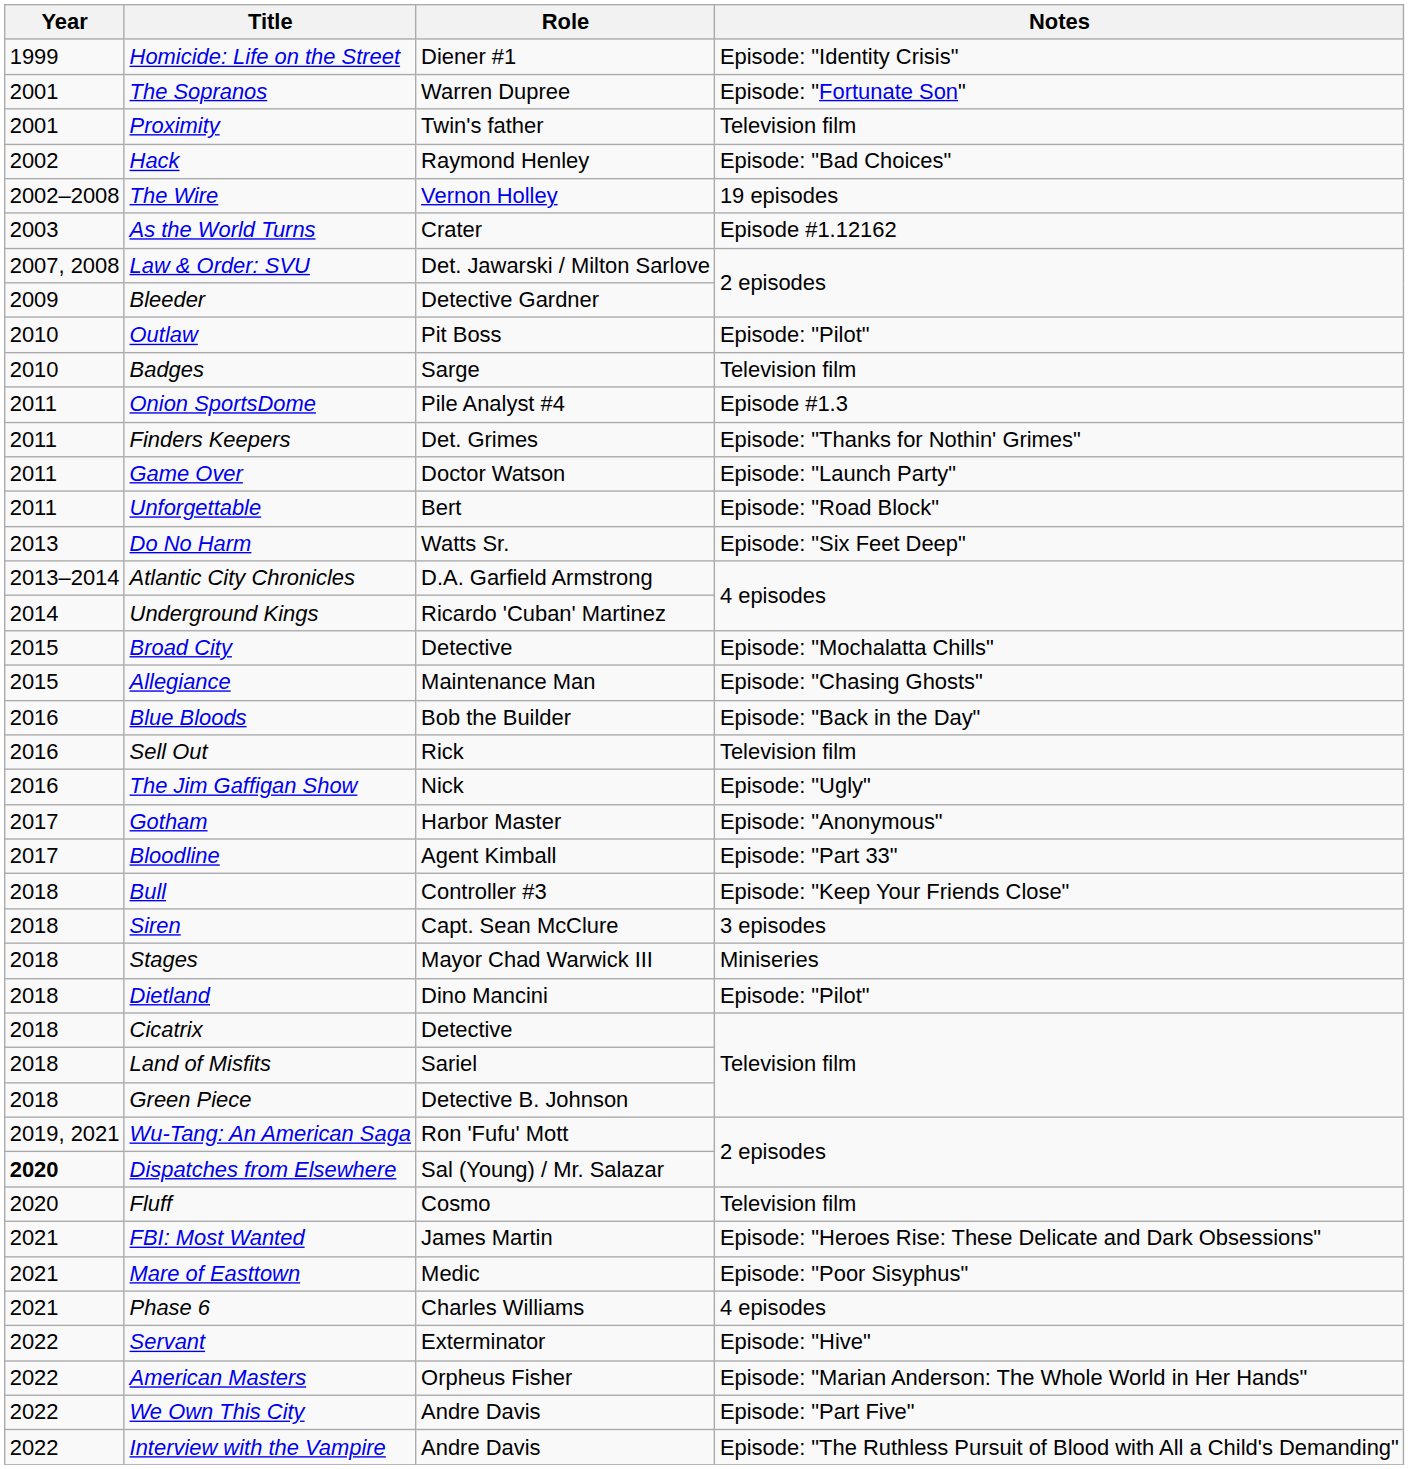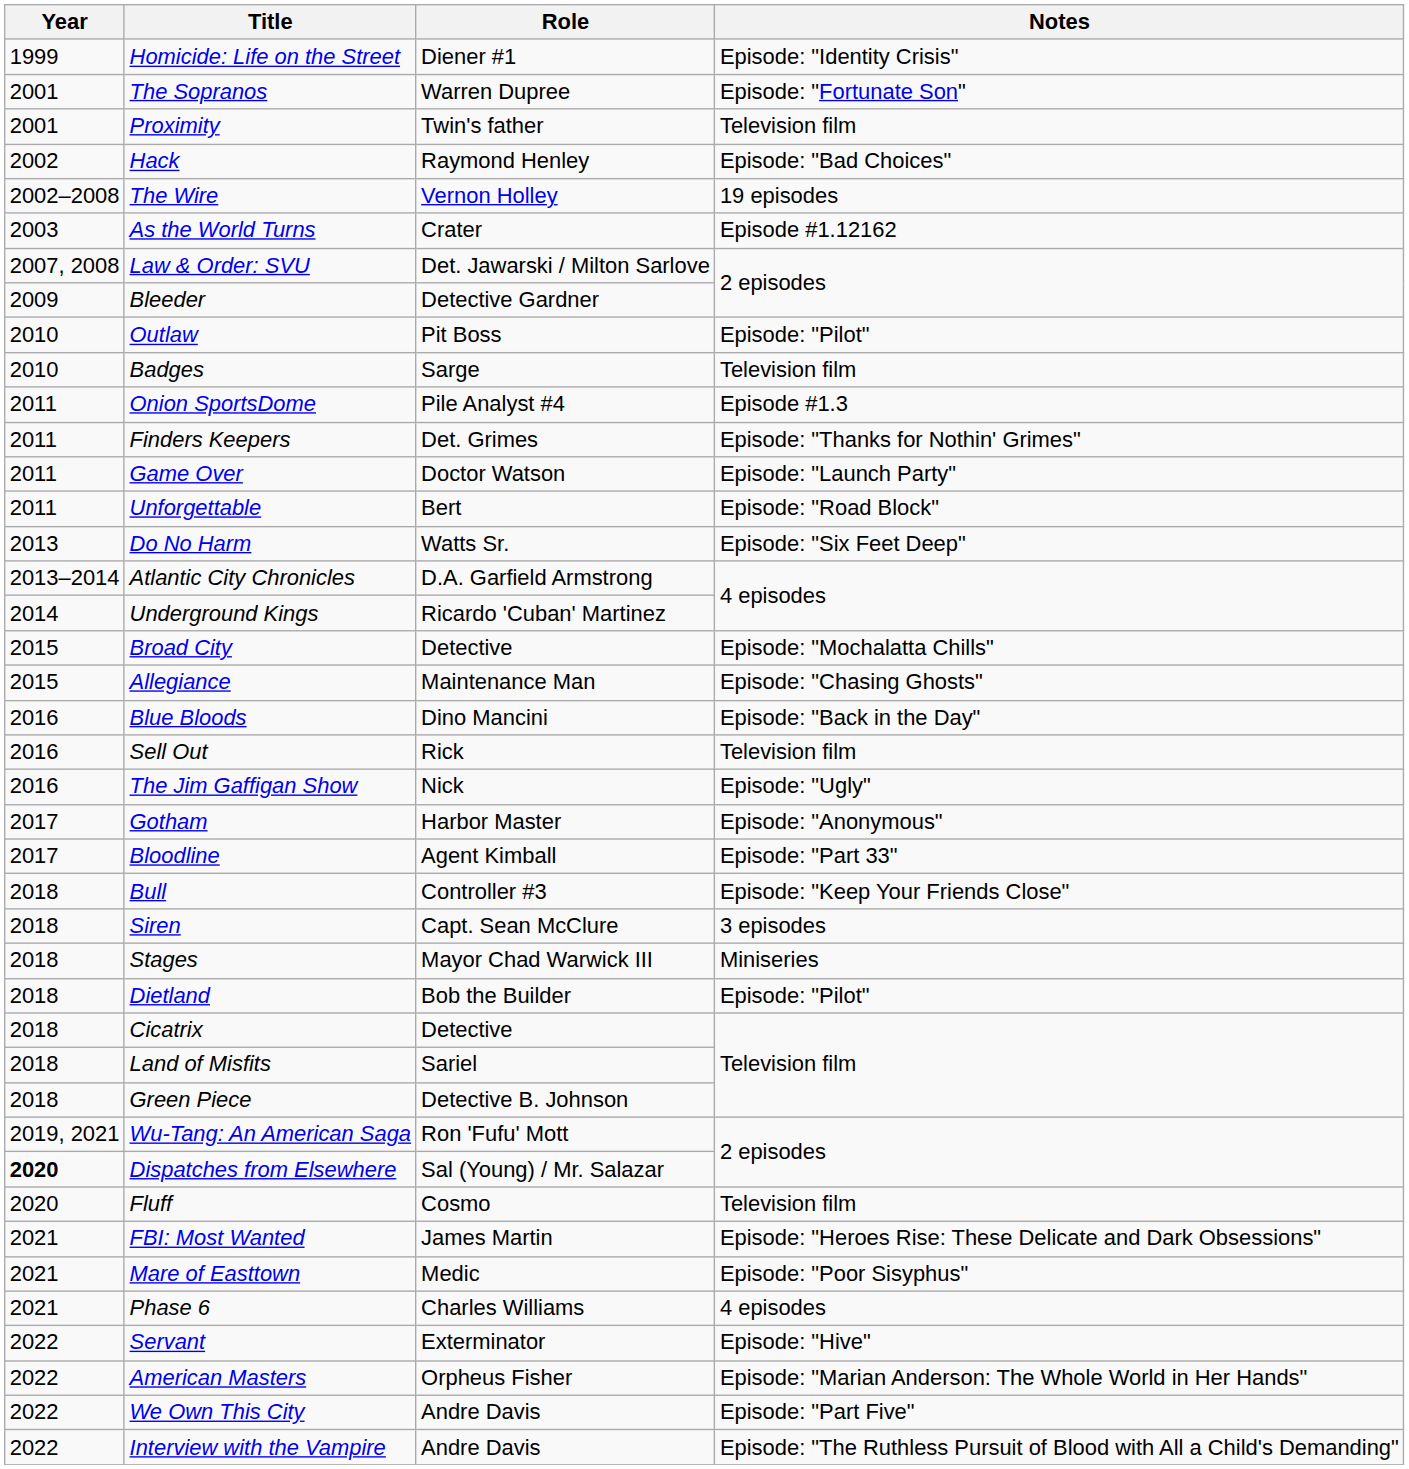(496, 717) Bob the Builder -> (484, 717) Dino Mancini
(484, 995) Dino Mancini -> (496, 995) Bob the Builder
